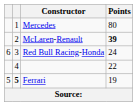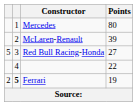(112, 38) bold -> (112, 38) normal
(8, 52) 6 -> (8, 52) 5
(112, 52) 24 -> (112, 52) 27
(8, 80) 5 -> (8, 80) 2
